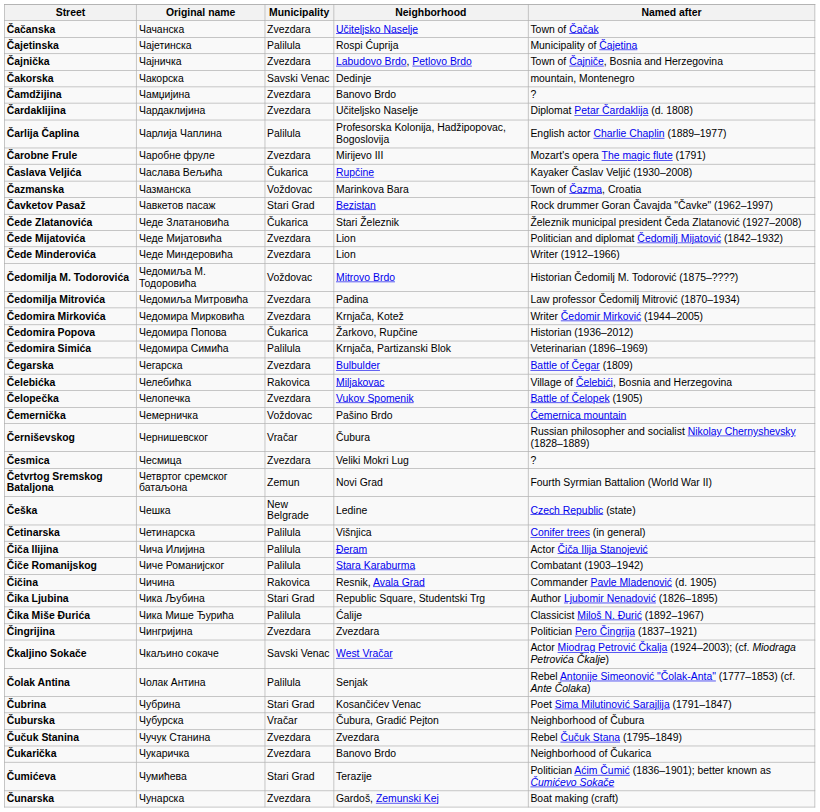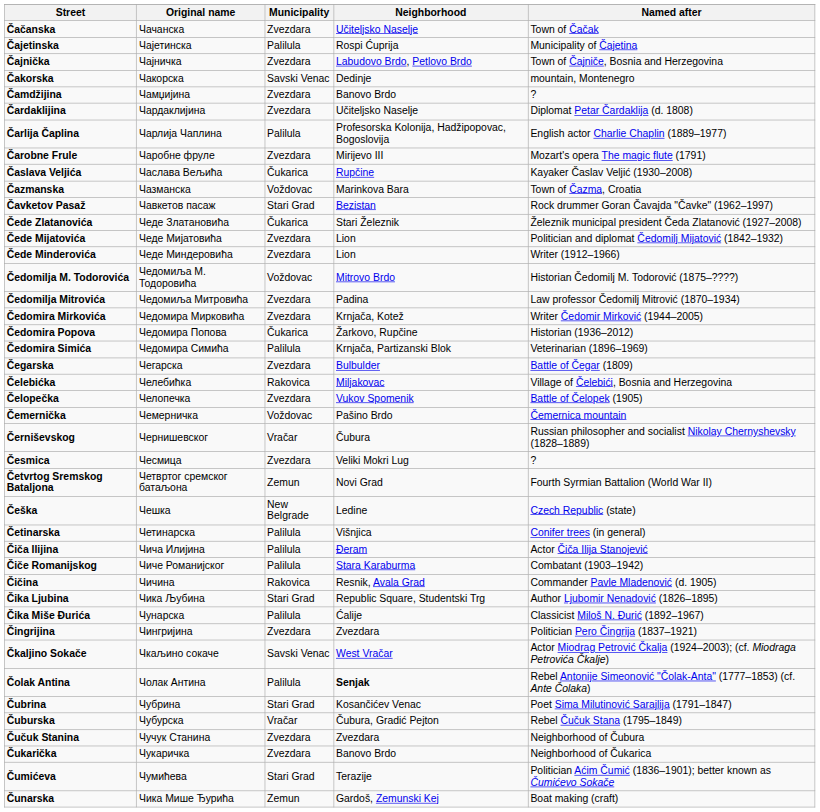(186, 615) Чика Мише Ђурића -> (162, 615) Чунарска
(352, 682) normal -> (353, 682) bold
(587, 721) Neighborhood of Čubura -> (606, 721) Rebel Čučuk Stana (1795–1849)
(606, 737) Rebel Čučuk Stana (1795–1849) -> (587, 737) Neighborhood of Čubura
(162, 799) Чунарска -> (186, 799) Чика Мише Ђурића
(289, 799) Zvezdara -> (283, 799) Zemun
